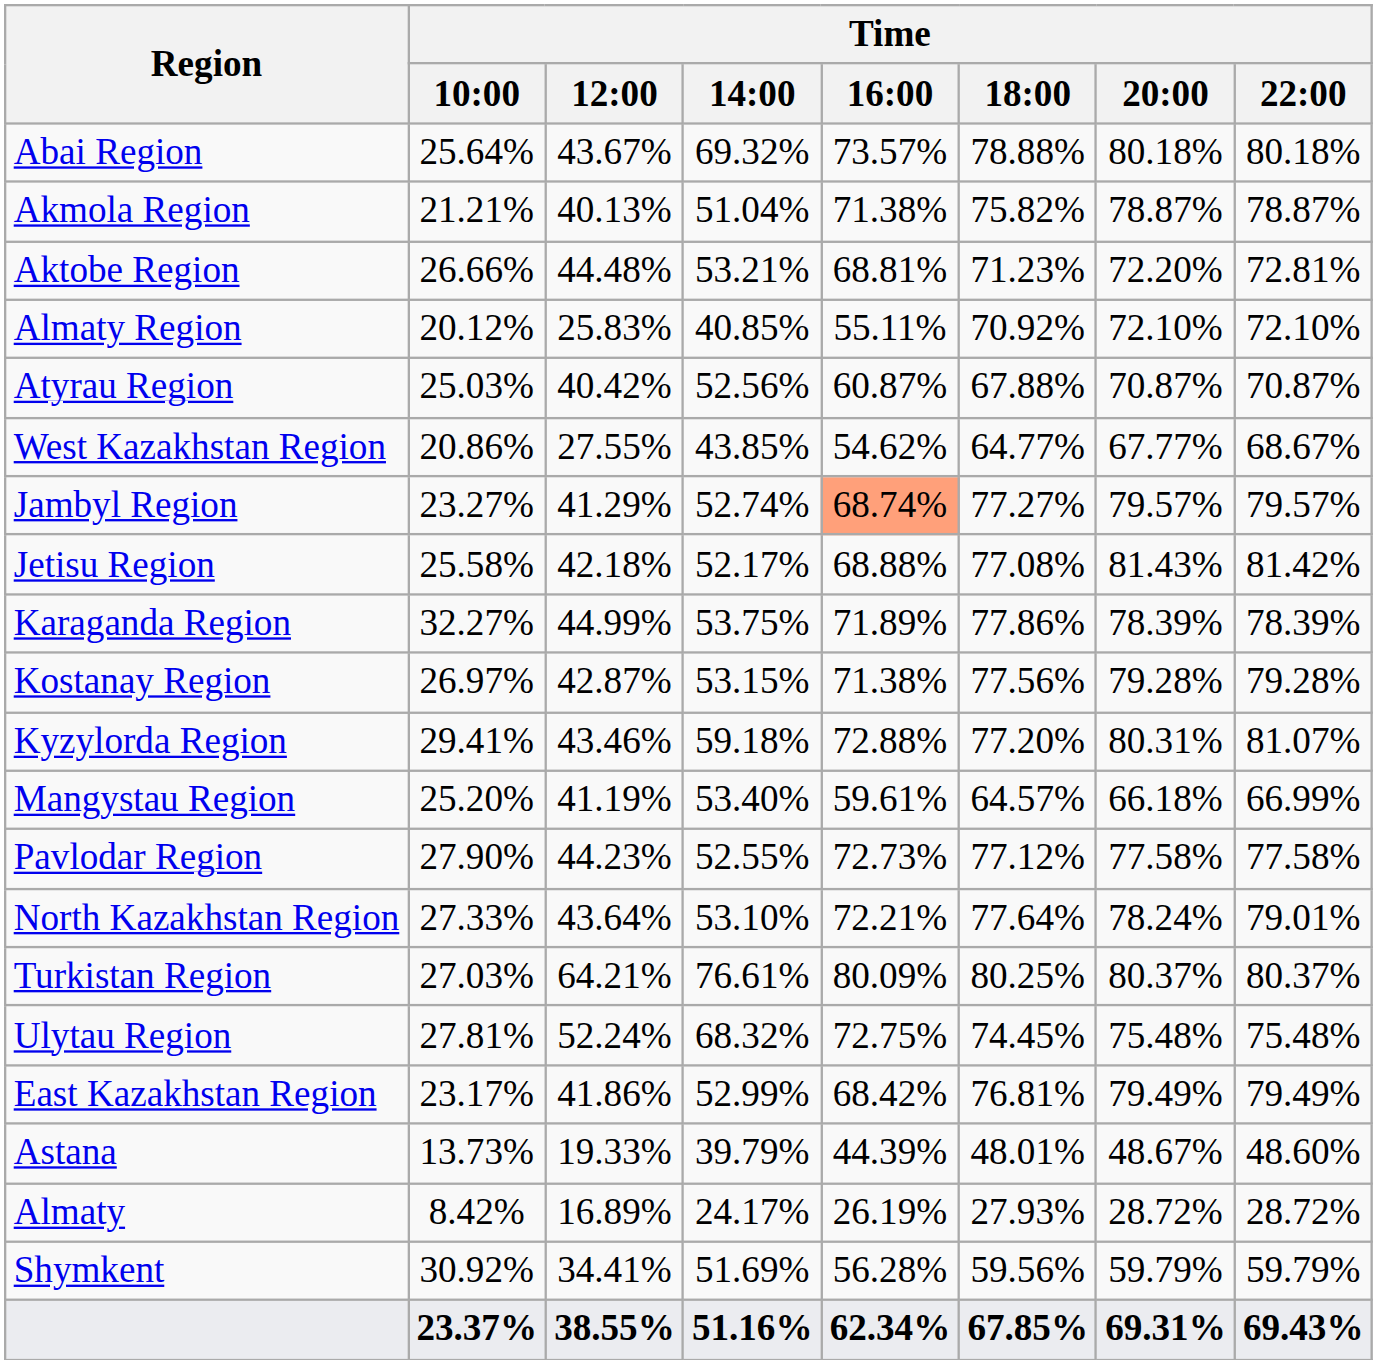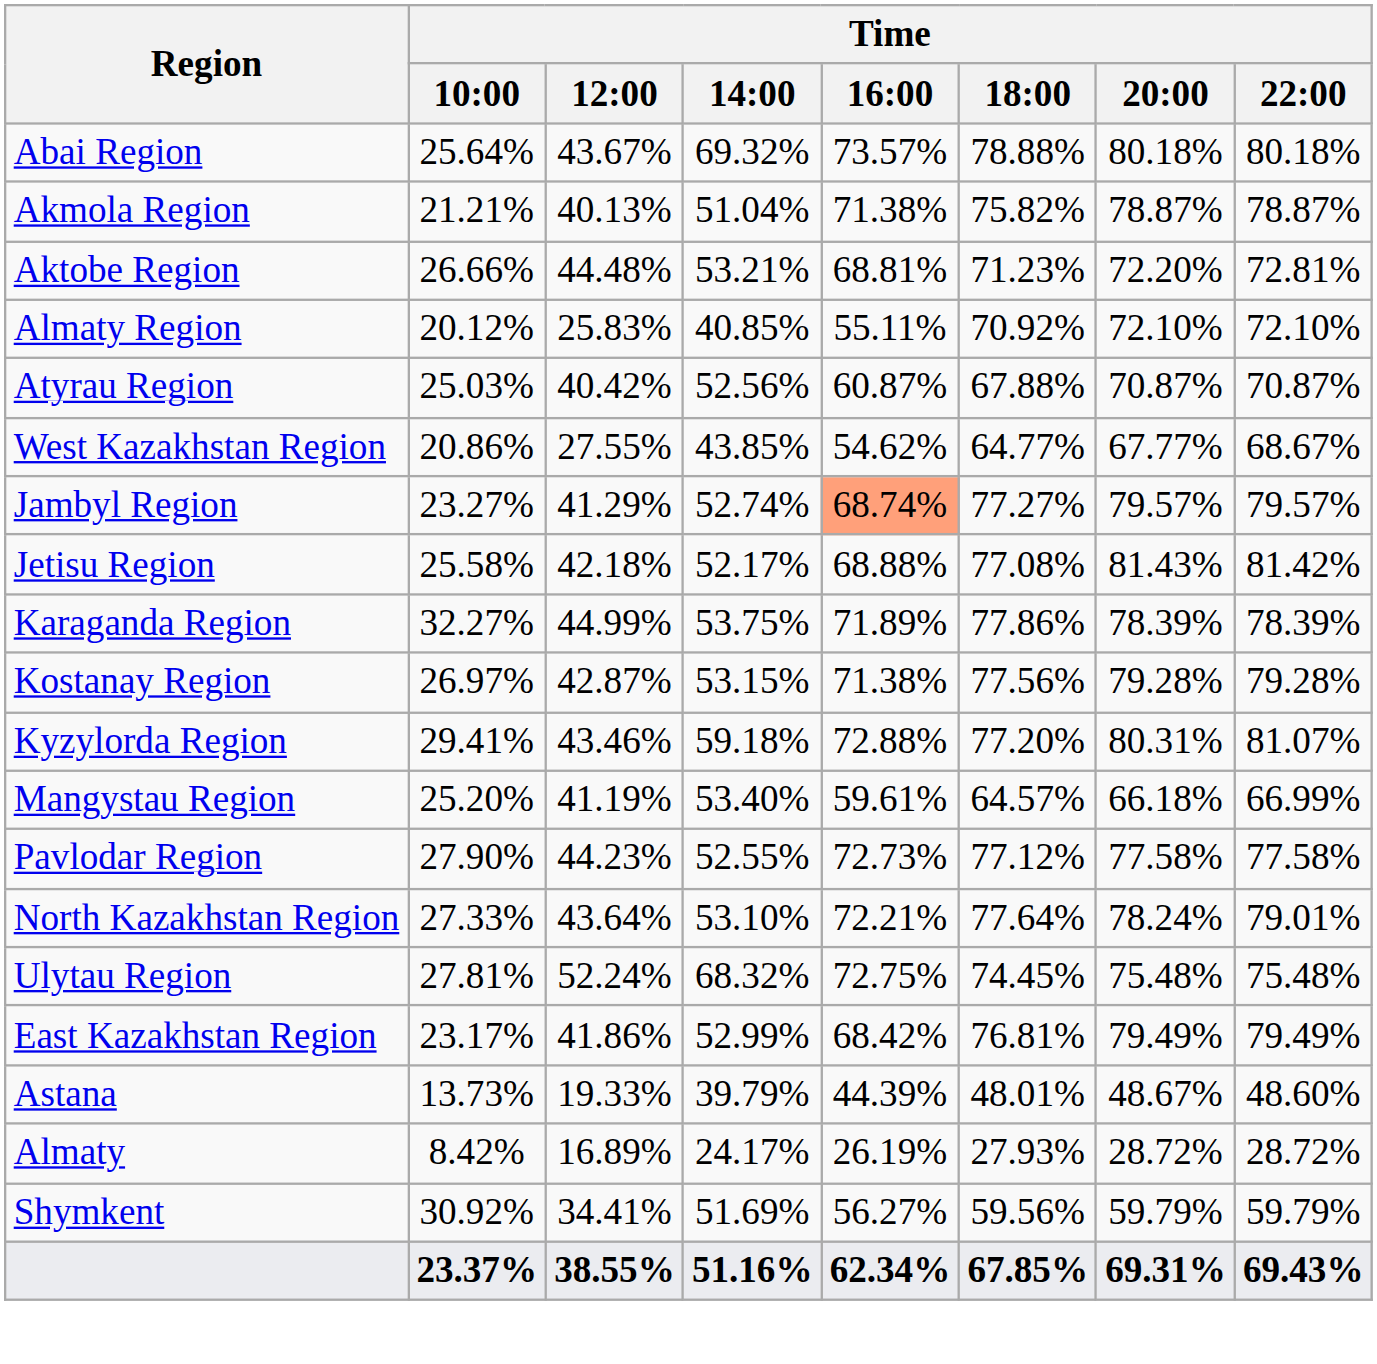- row: (142, 975)
(890, 1270) 56.28% -> (890, 1211) 56.27%
